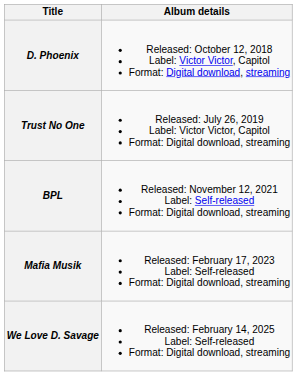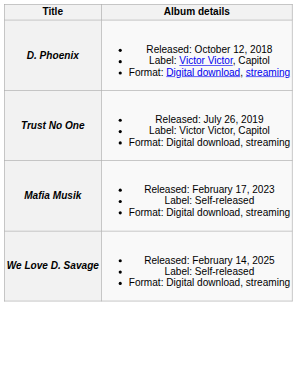- row: (53, 195)
